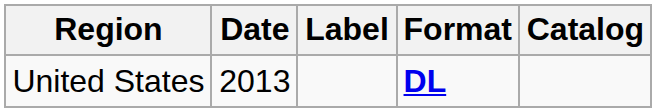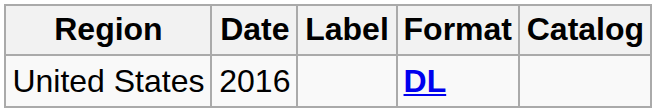(255, 80) 2013 -> (255, 80) 2016
